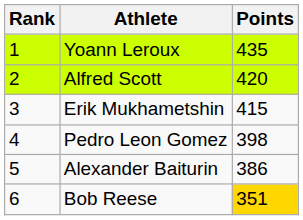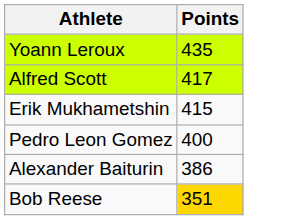- column: (32, 19)
(252, 79) 420 -> (197, 79) 417
(252, 139) 398 -> (197, 139) 400
